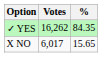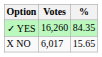(55, 28) 16,262 -> (55, 28) 16,260
